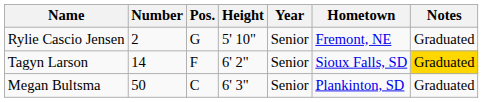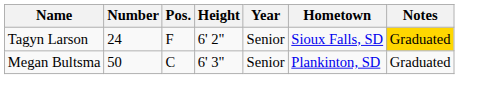- row: (66, 39)
(138, 62) 14 -> (114, 39) 24
